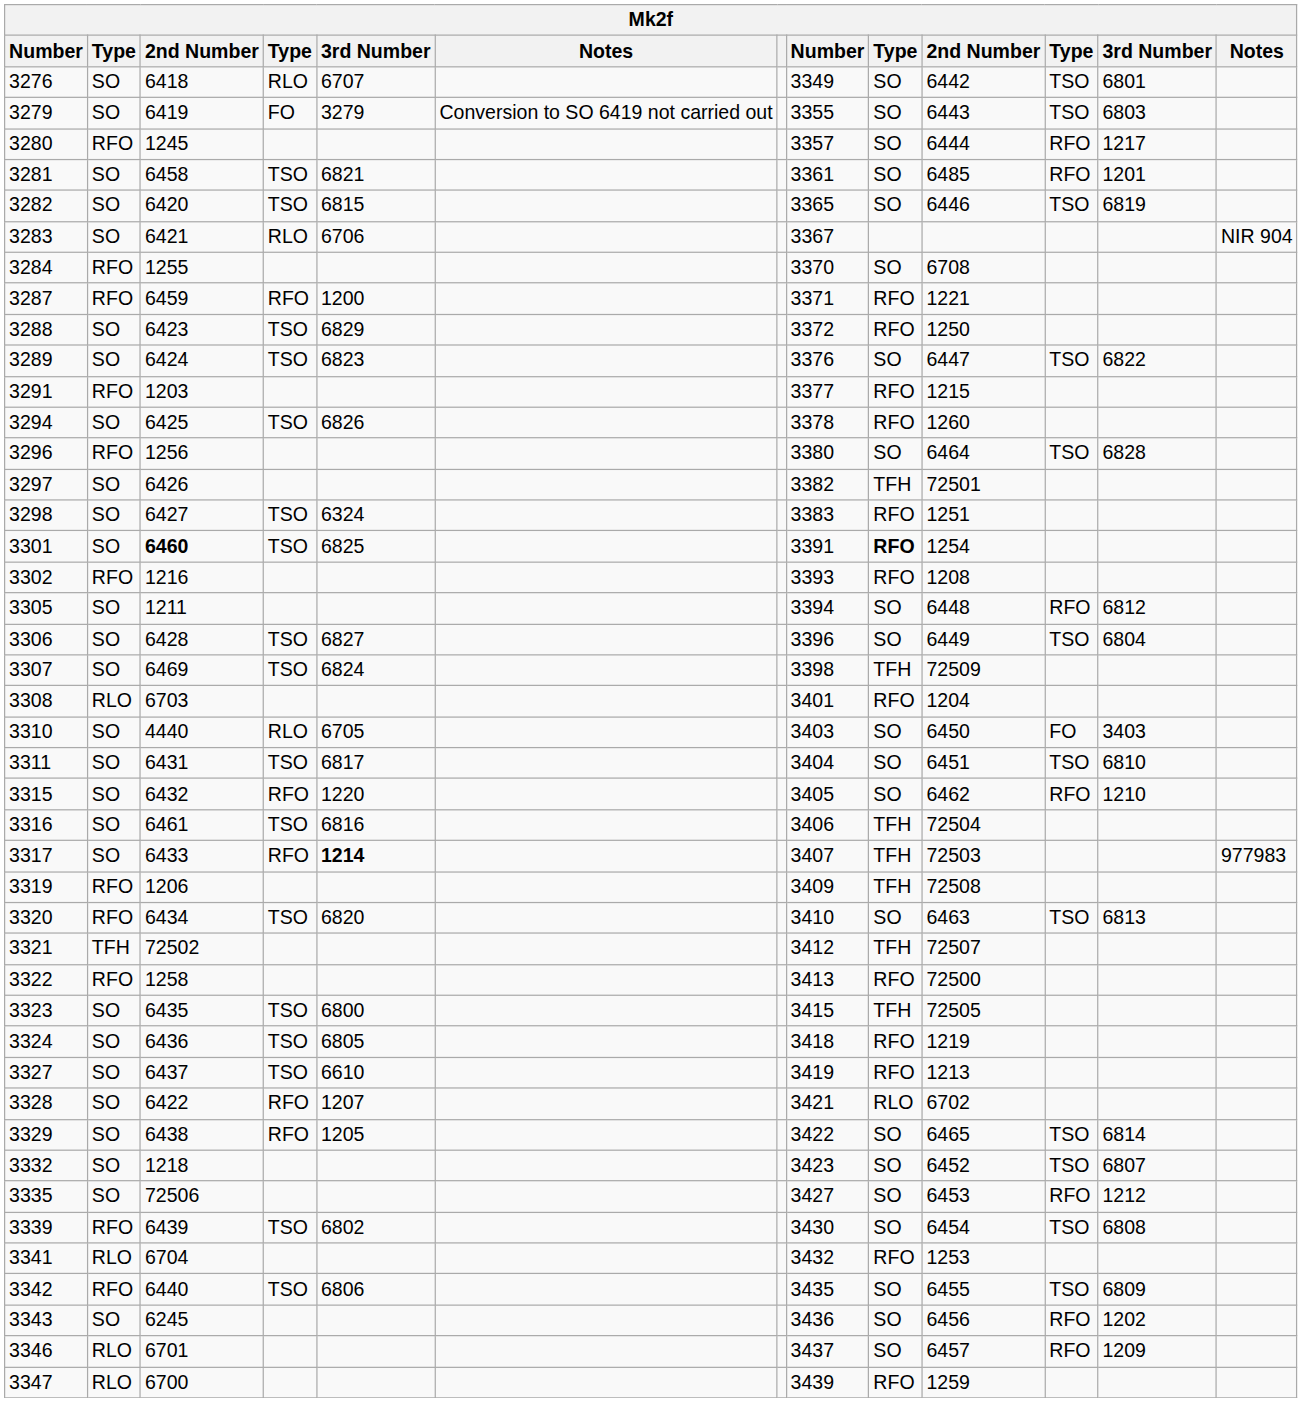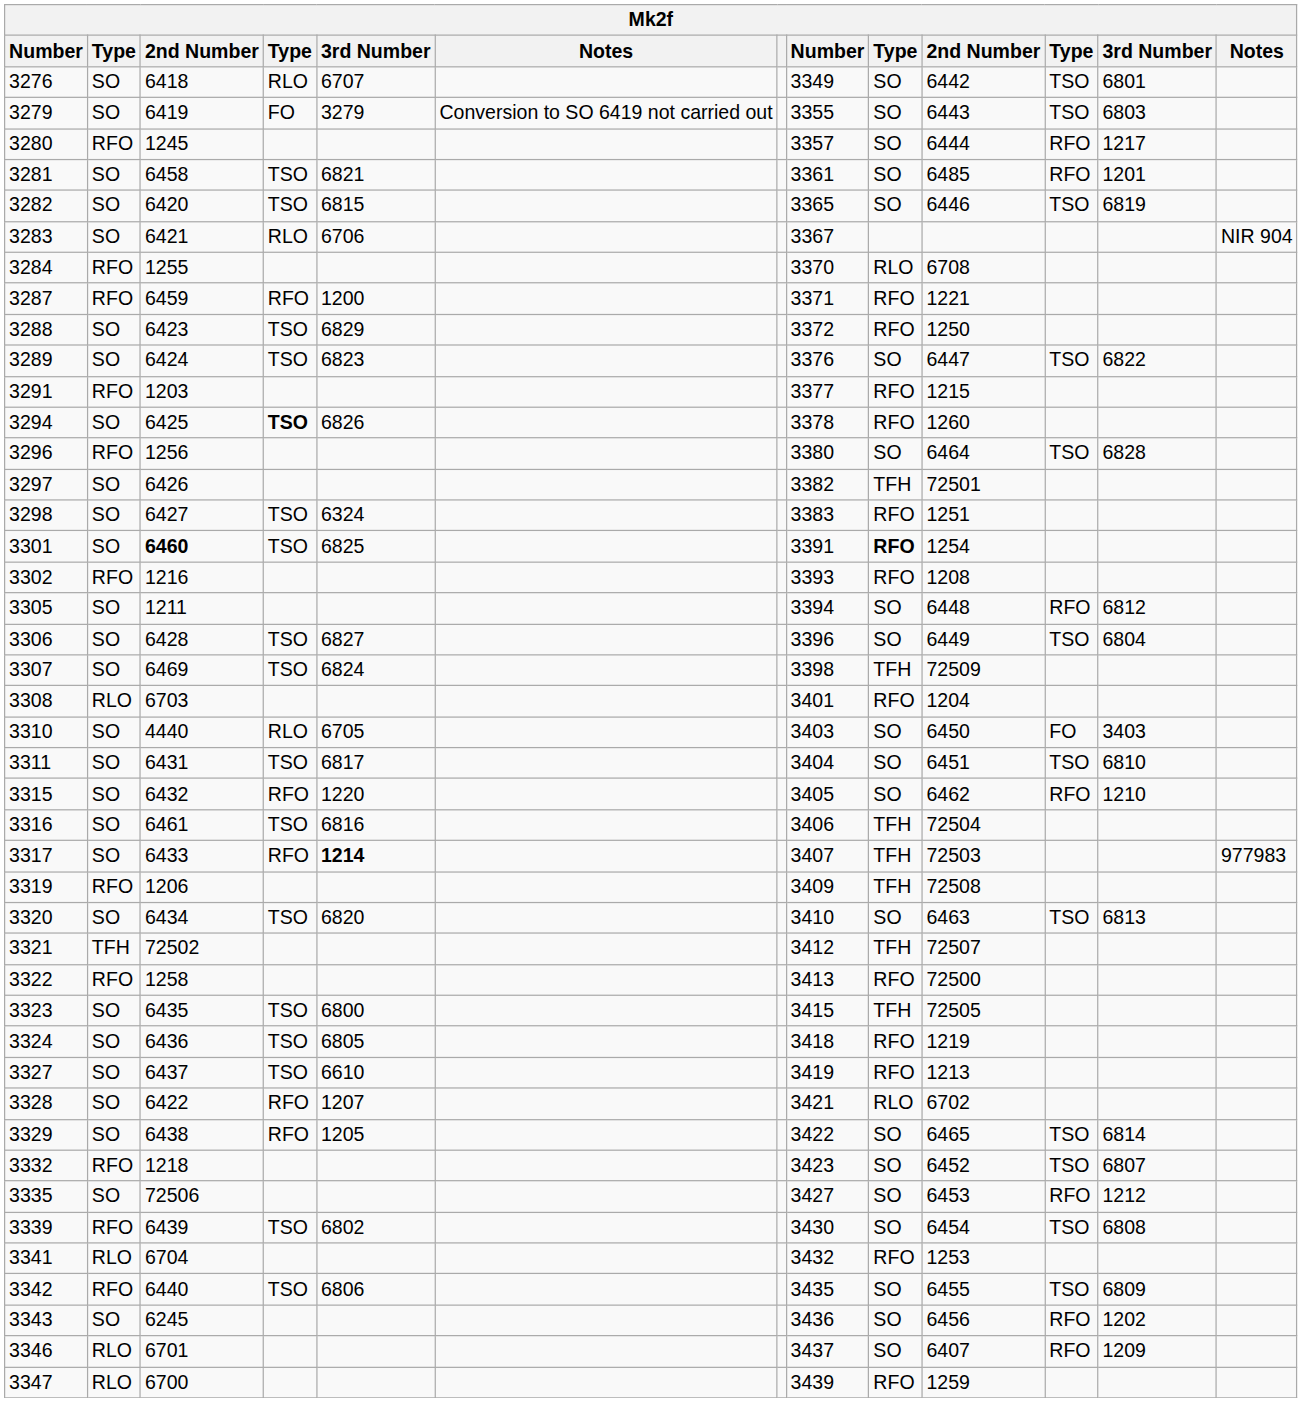(887, 267) SO -> (893, 267) RLO
(288, 422) normal -> (288, 422) bold
(112, 917) RFO -> (106, 917) SO
(106, 1165) SO -> (112, 1165) RFO
(948, 1351) 6457 -> (948, 1351) 6407
